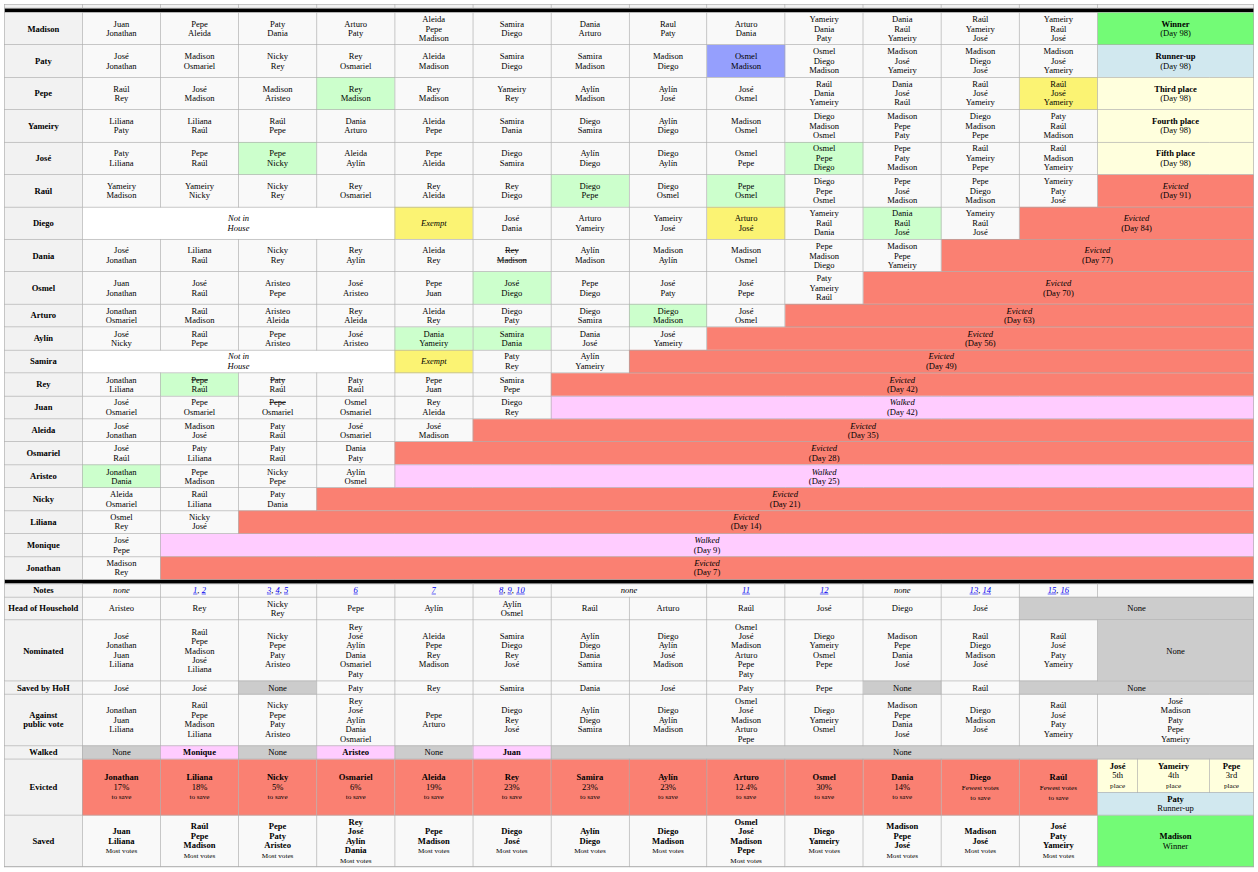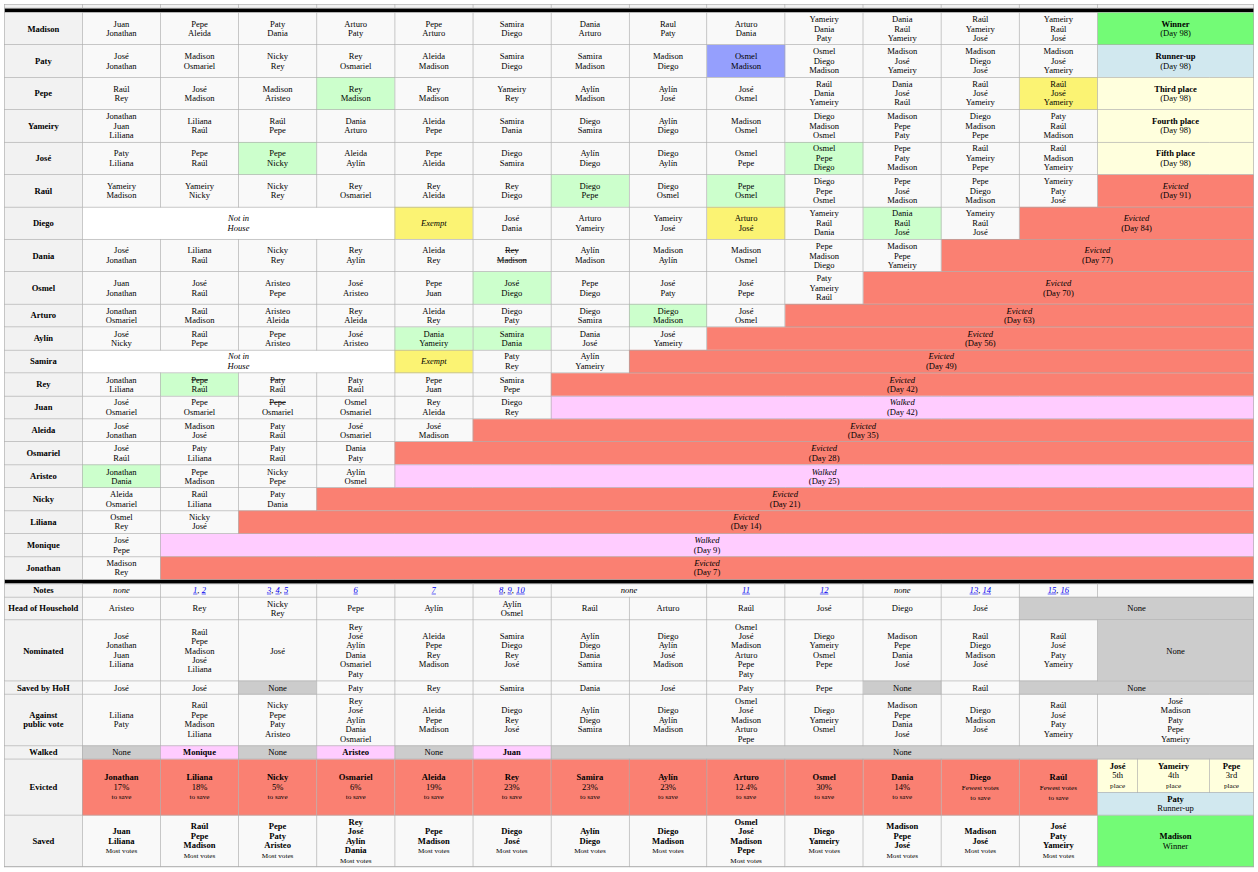(434, 28) Aleida Pepe Madison -> (434, 28) Pepe Arturo
(121, 125) Liliana Paty -> (121, 125) Jonathan Juan Liliana
(278, 650) Nicky Pepe Paty Aristeo -> (278, 650) José
(121, 720) Jonathan Juan Liliana -> (121, 720) Liliana Paty
(434, 720) Pepe Arturo -> (434, 720) Aleida Pepe Madison
